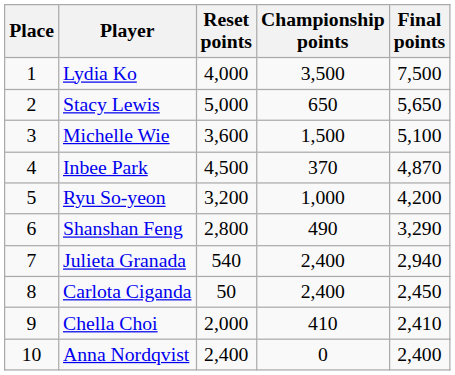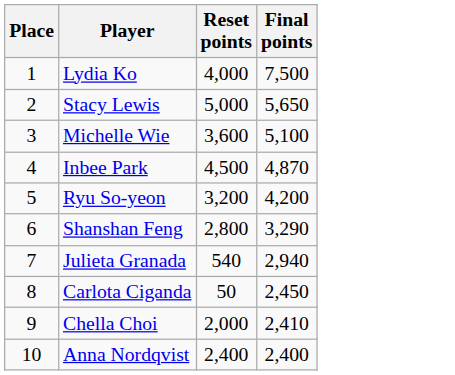- column: (323, 31)
